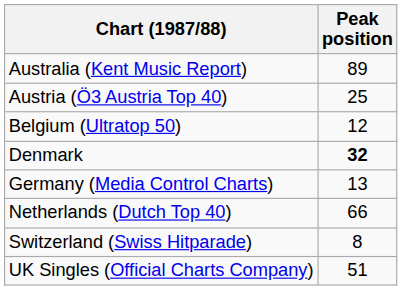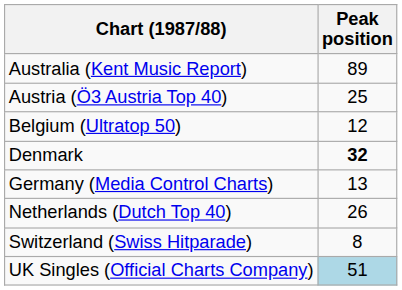(357, 213) 66 -> (357, 213) 26
(357, 270) no background -> (357, 270) lightblue background
